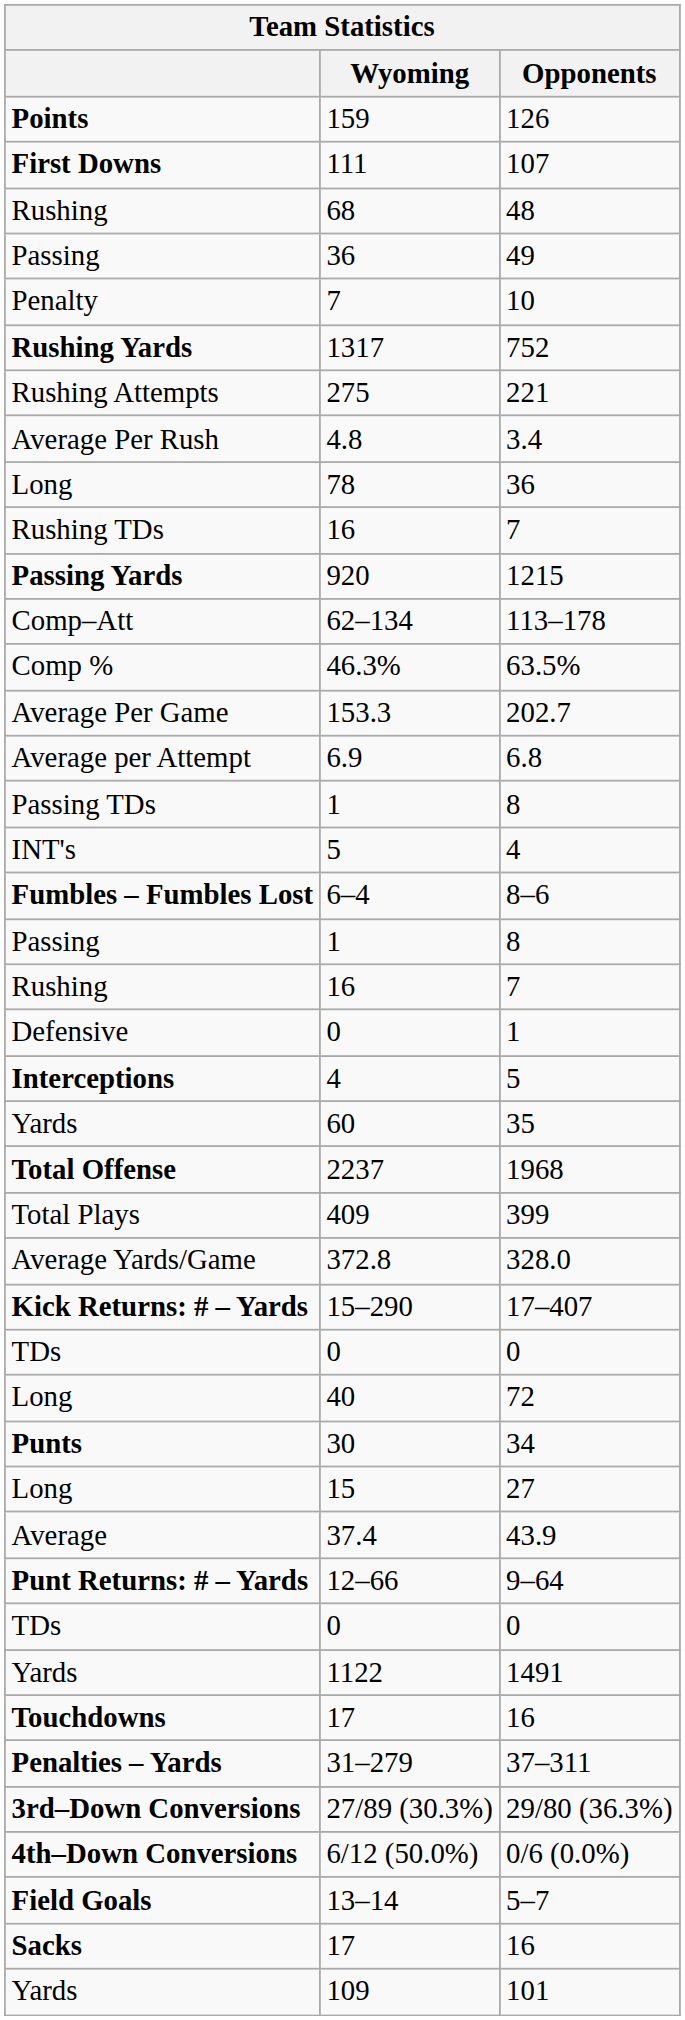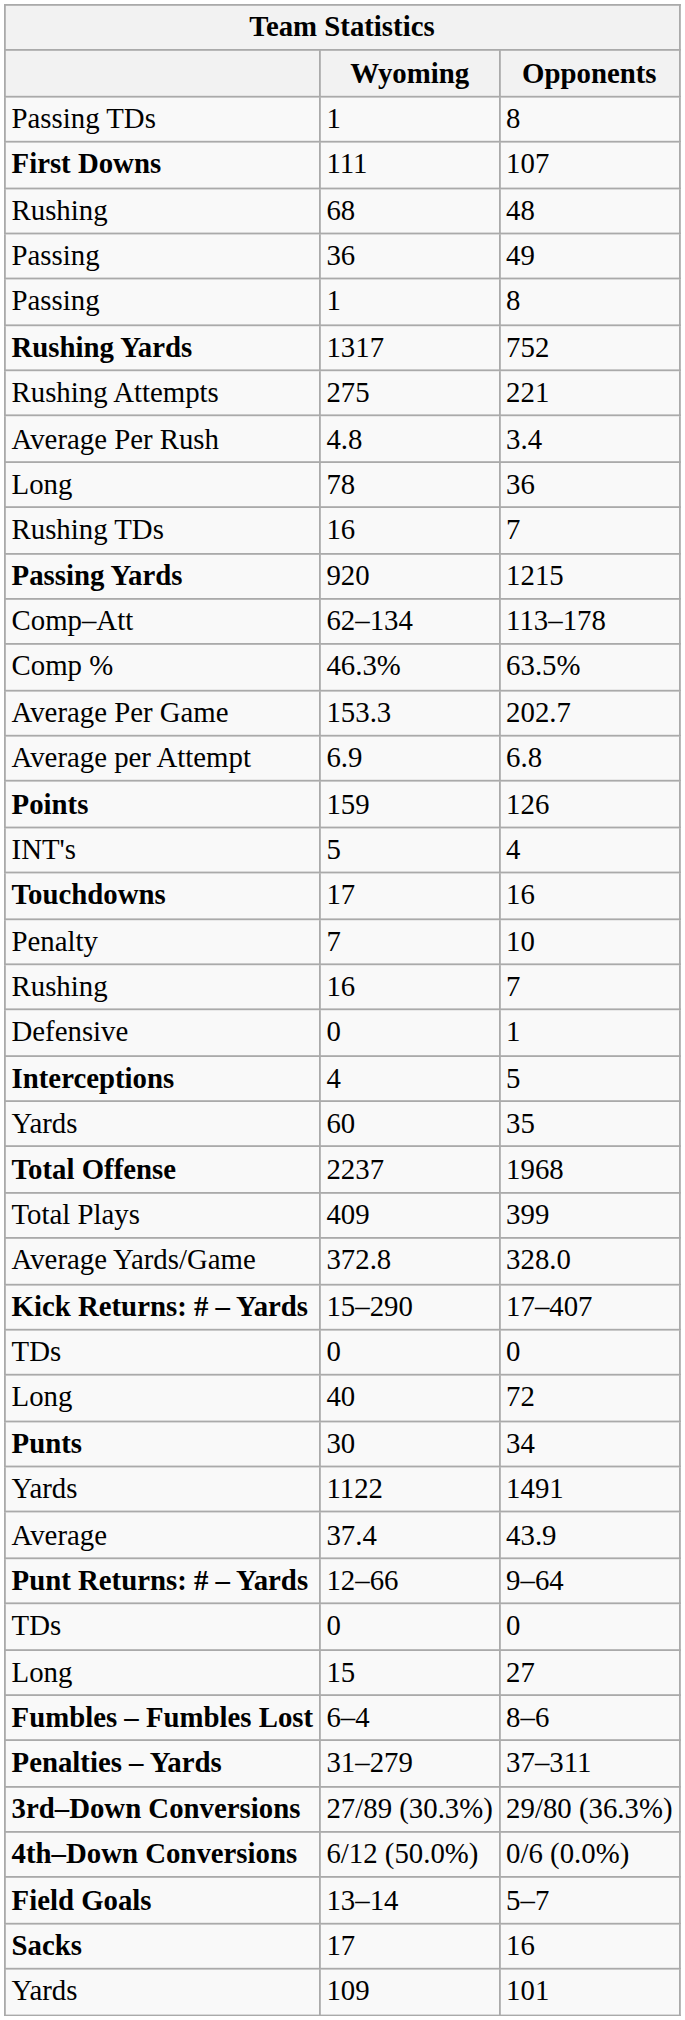rows swapped: (50, 118) <-> (84, 803)
rows swapped: (55, 301) <-> (56, 940)
rows swapped: (89, 1717) <-> (162, 895)
rows swapped: (44, 1671) <-> (42, 1488)
